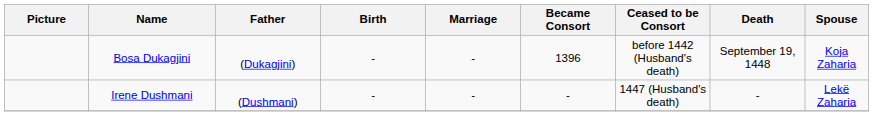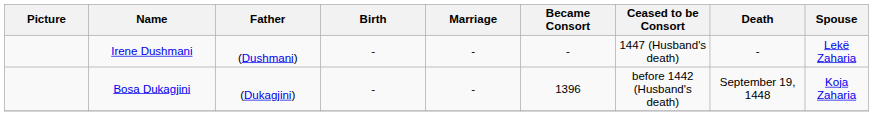rows swapped: (152, 57) <-> (152, 95)
